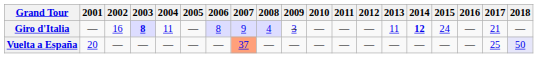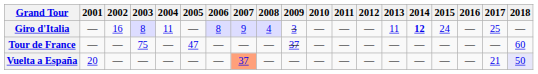(143, 28) bold -> (143, 28) normal
(495, 28) 21 -> (495, 28) 25
+ row: (42, 45)
(495, 45) 25 -> (495, 61) 21
